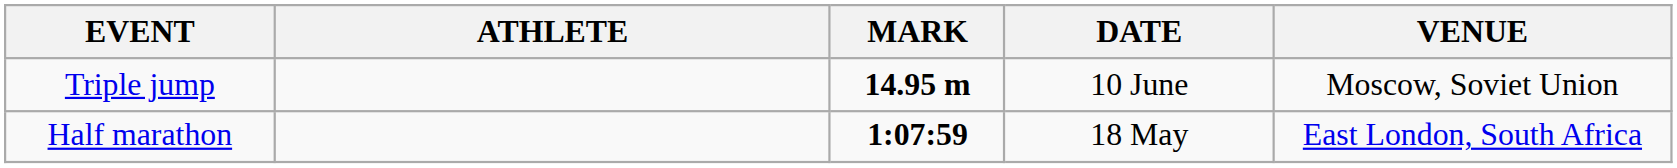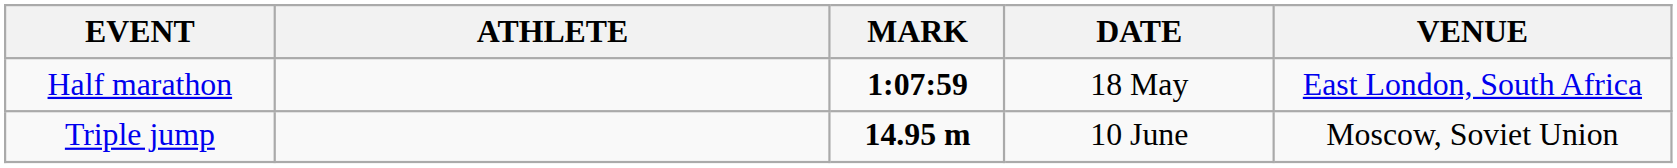rows swapped: (140, 83) <-> (140, 136)
